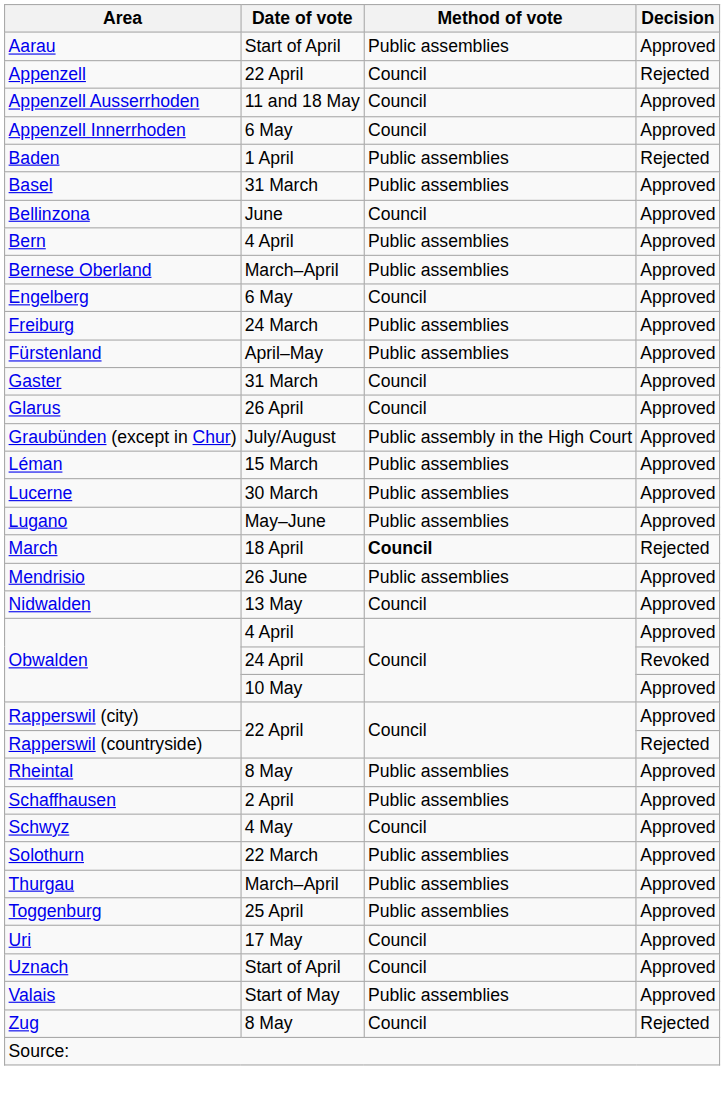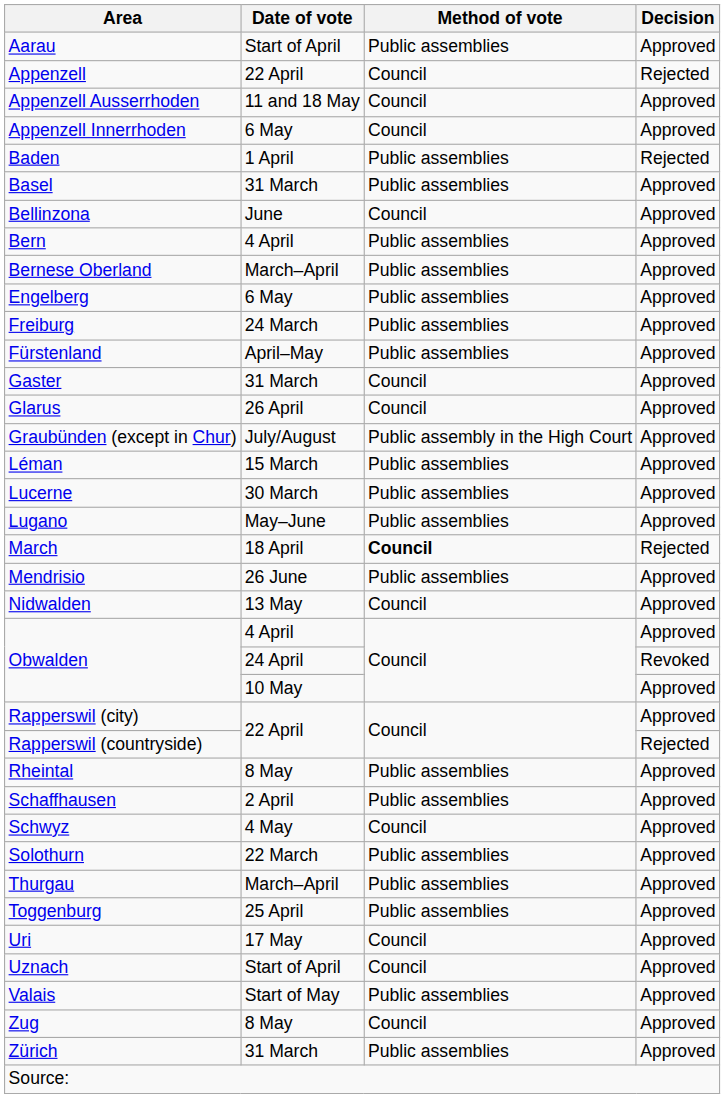(397, 297) Council -> (438, 297) Public assemblies
(675, 1023) Rejected -> (678, 1023) Approved
+ row: (33, 1051)
